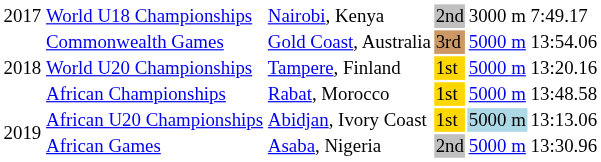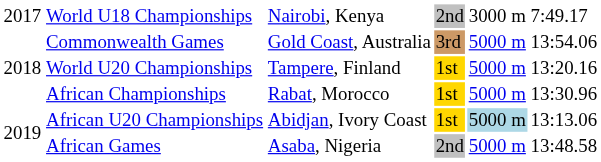(564, 93) 13:48.58 -> (564, 93) 13:30.96
(564, 145) 13:30.96 -> (564, 145) 13:48.58
